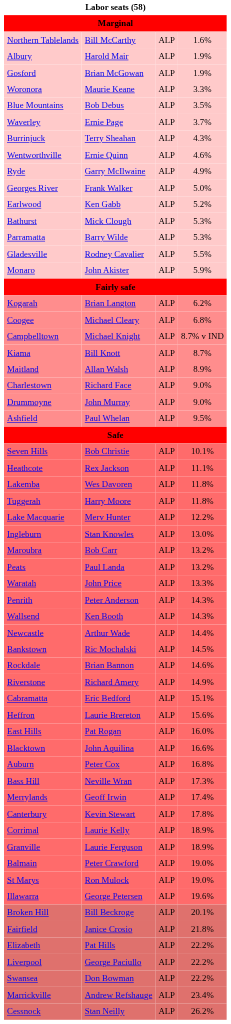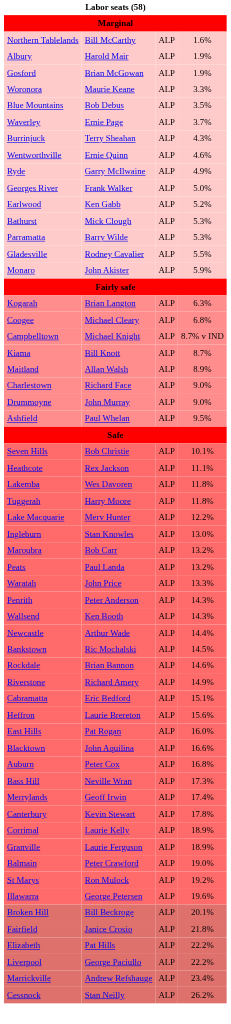(202, 303) 6.2% -> (202, 303) 6.3%
(202, 879) 19.0% -> (202, 879) 19.2%
- row: (22, 978)
